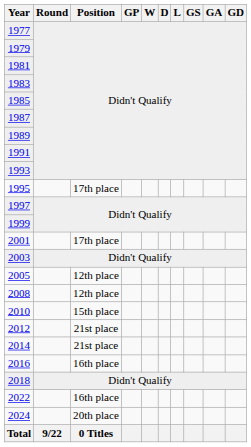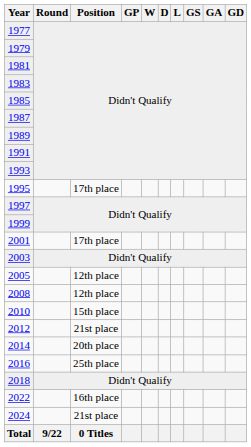(96, 345) 21st place -> (96, 345) 20th place
(96, 363) 16th place -> (96, 363) 25th place
(96, 415) 20th place -> (96, 415) 21st place
